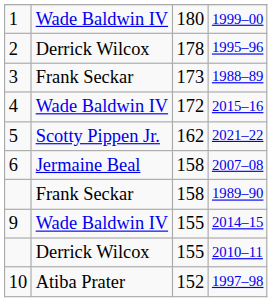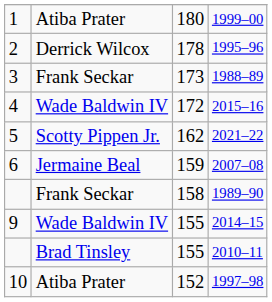(102, 19) Wade Baldwin IV -> (80, 19) Atiba Prater
(190, 164) 158 -> (190, 164) 159
(93, 252) Derrick Wilcox -> (83, 252) Brad Tinsley
